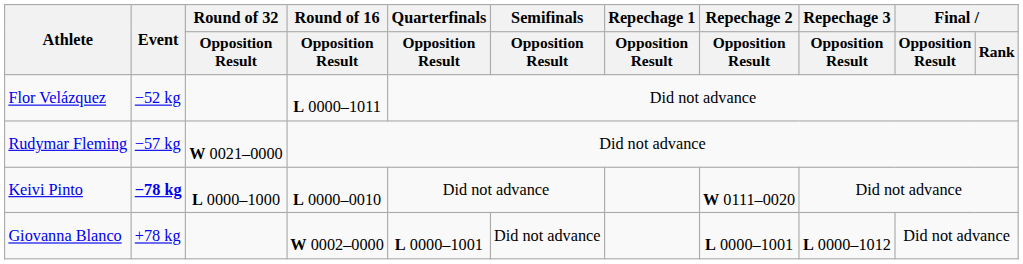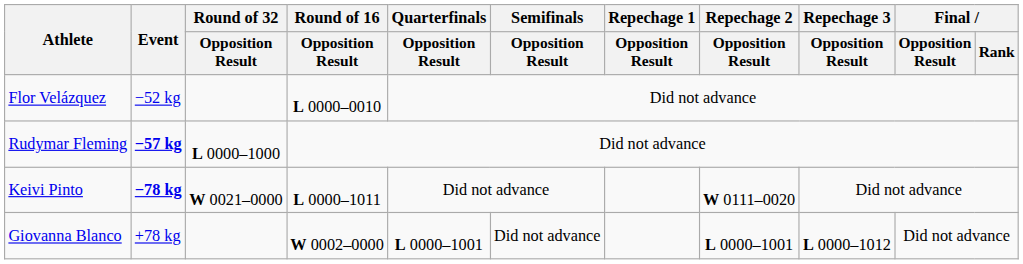(337, 107) L 0000–1011 -> (337, 107) L 0000–0010
(158, 144) normal -> (158, 144) bold
(236, 153) W 0021–0000 -> (236, 153) L 0000–1000
(236, 199) L 0000–1000 -> (236, 199) W 0021–0000
(337, 199) L 0000–0010 -> (337, 199) L 0000–1011
